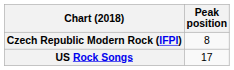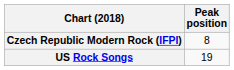(207, 57) 17 -> (207, 57) 19
